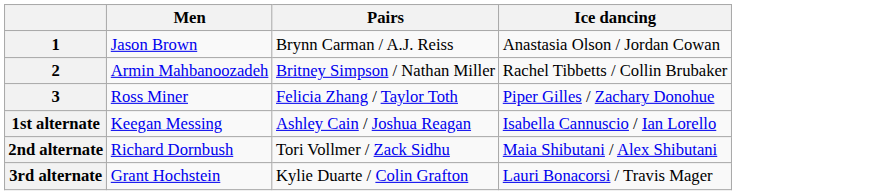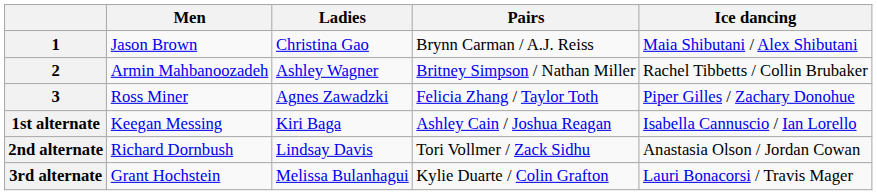+ column: (342, 17)
(611, 44) Anastasia Olson / Jordan Cowan -> (750, 44) Maia Shibutani / Alex Shibutani
(610, 149) Maia Shibutani / Alex Shibutani -> (752, 149) Anastasia Olson / Jordan Cowan
